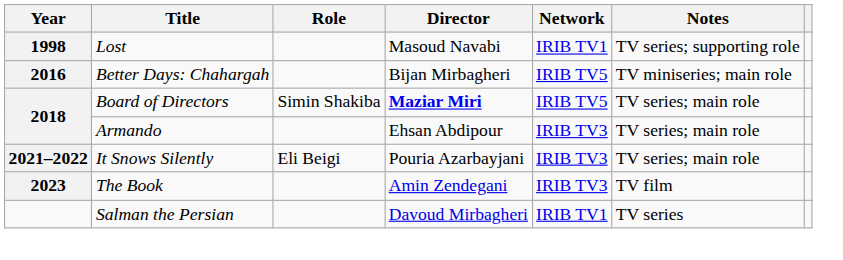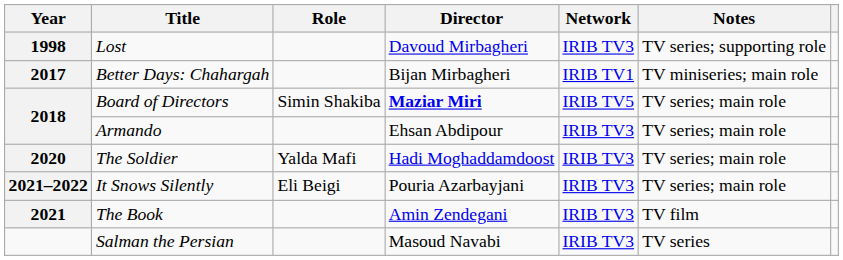(445, 46) Masoud Navabi -> (458, 46) Davoud Mirbagheri
(572, 46) IRIB TV1 -> (598, 46) IRIB TV3
(48, 74) 2016 -> (48, 74) 2017
(572, 74) IRIB TV5 -> (598, 74) IRIB TV1
+ row: (137, 158)
(48, 185) 2023 -> (48, 213) 2021
(458, 213) Davoud Mirbagheri -> (445, 241) Masoud Navabi
(572, 213) IRIB TV1 -> (598, 241) IRIB TV3
